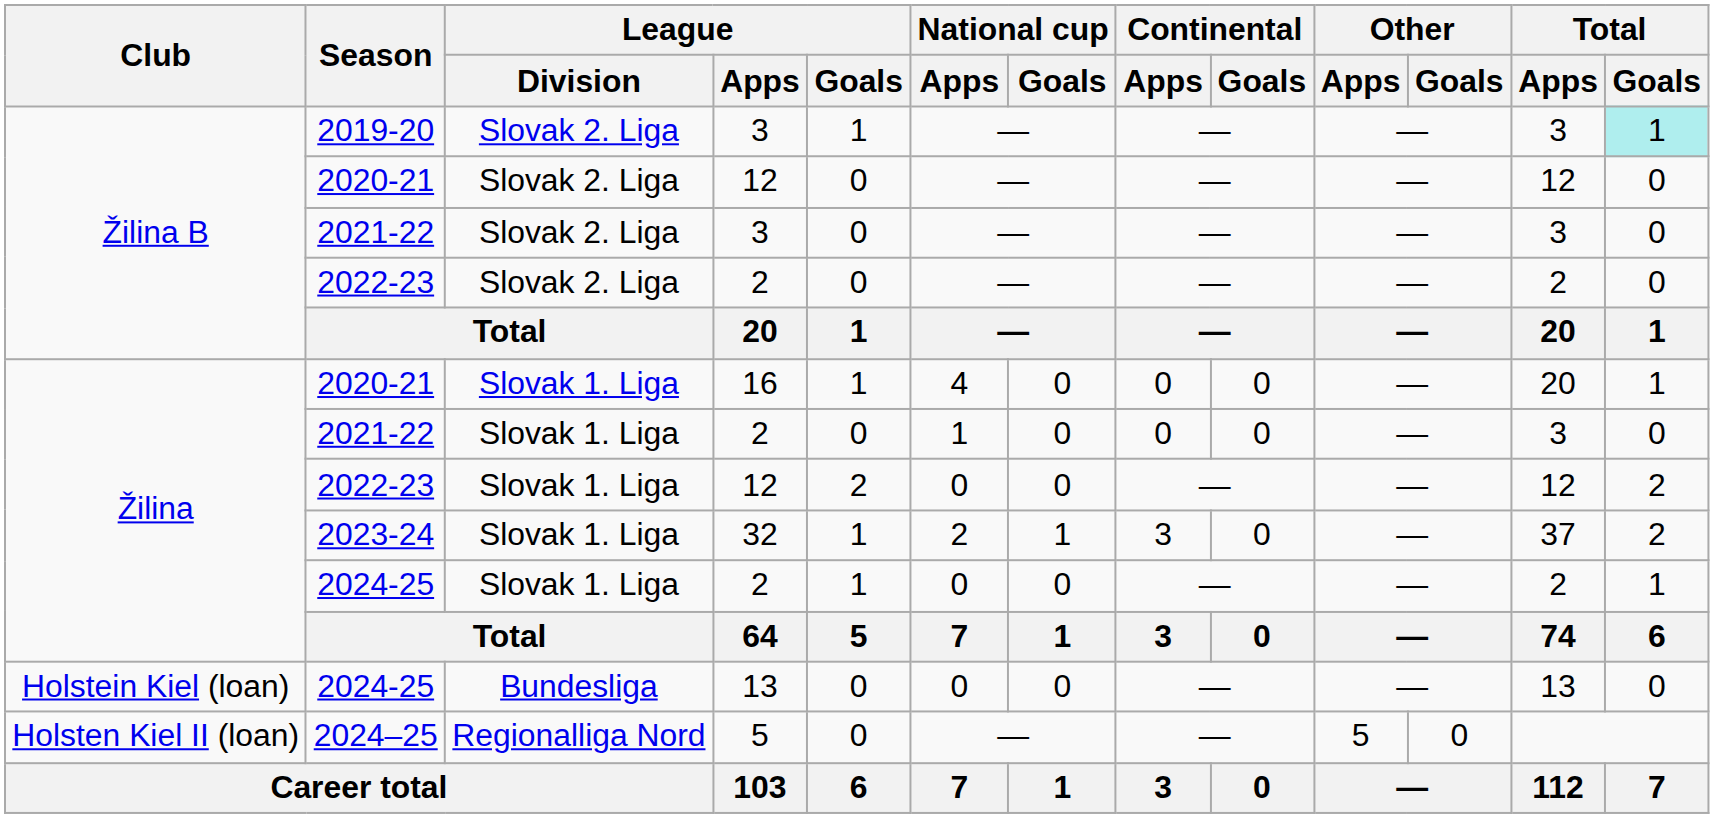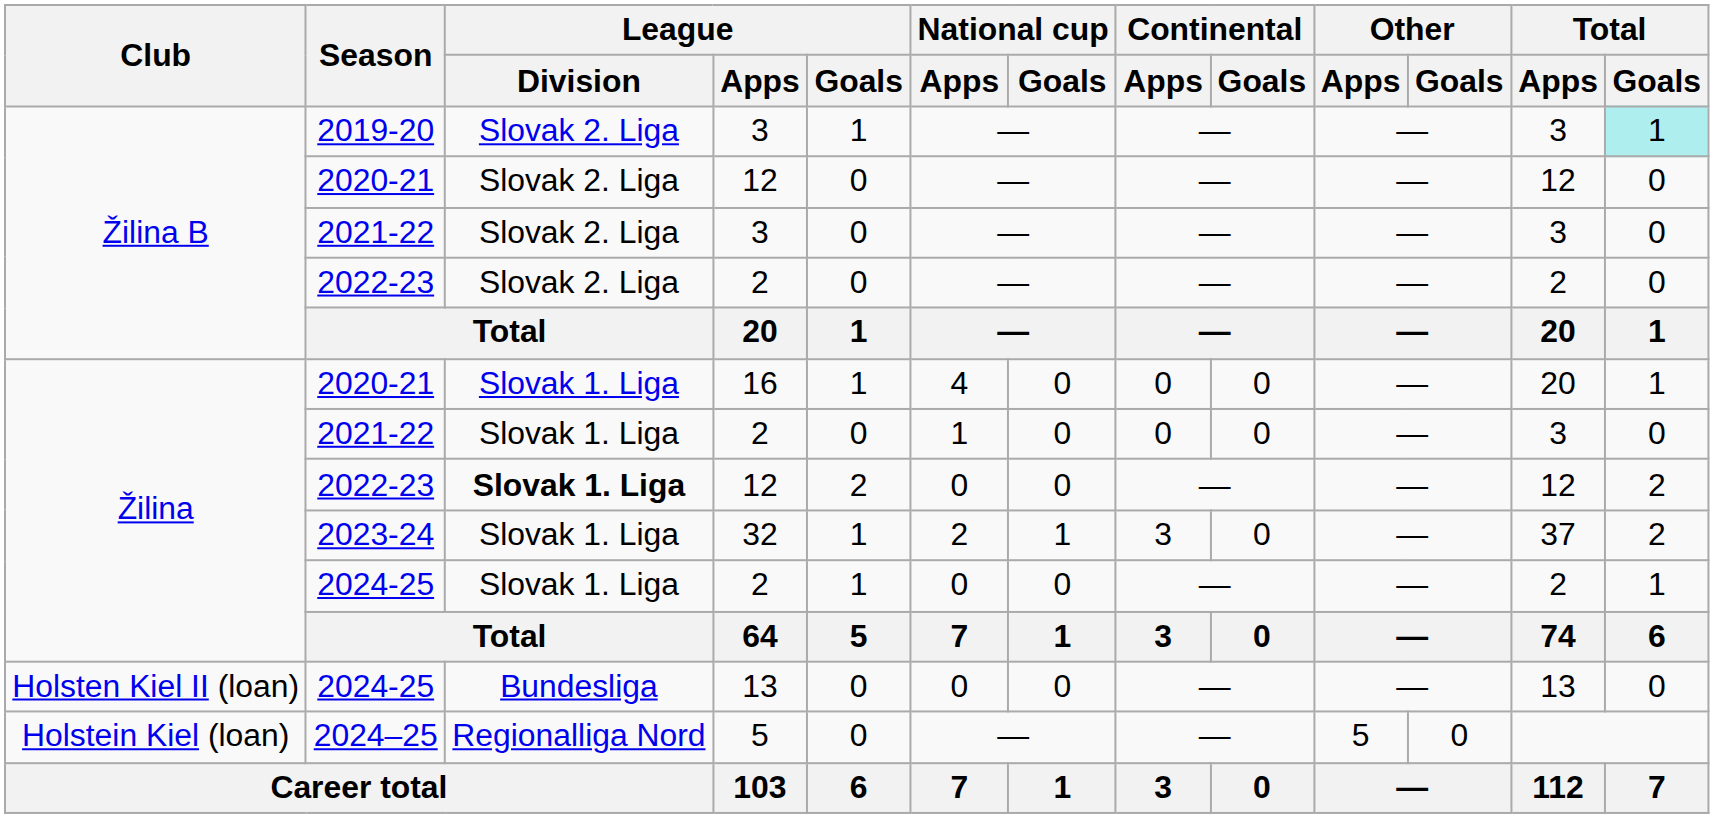(579, 484) normal -> (579, 484) bold
(156, 686) Holstein Kiel (loan) -> (156, 686) Holsten Kiel II (loan)
(156, 736) Holsten Kiel II (loan) -> (156, 736) Holstein Kiel (loan)
